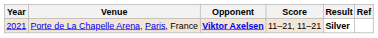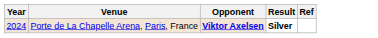- column: (295, 12)
(16, 26) 2021 -> (16, 26) 2024
